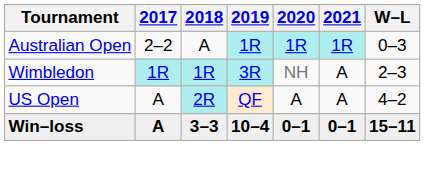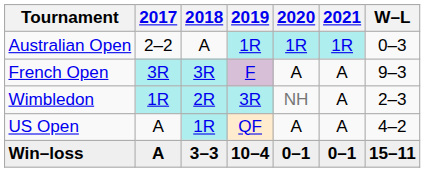+ row: (58, 72)
(204, 72) 1R -> (204, 99) 2R
(204, 99) 2R -> (204, 126) 1R
